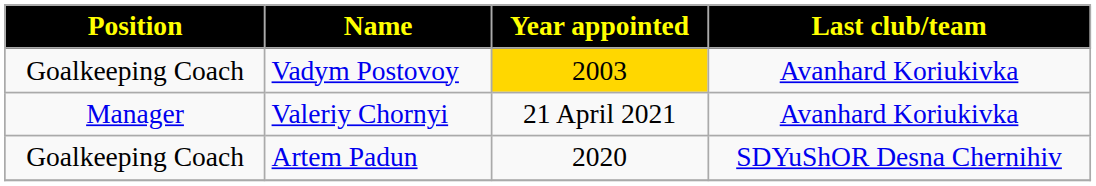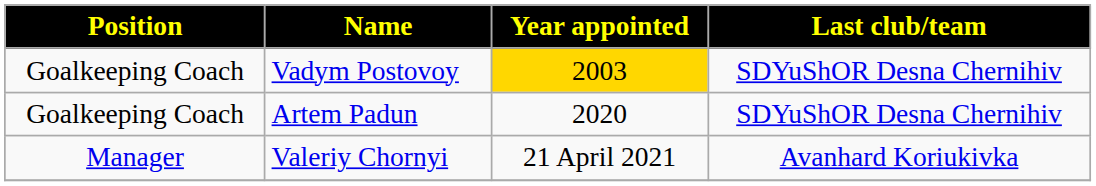(899, 69) Avanhard Koriukivka -> (899, 69) SDYuShOR Desna Chernihiv
rows swapped: (360, 113) <-> (345, 157)
